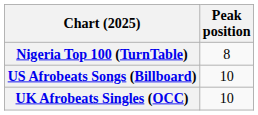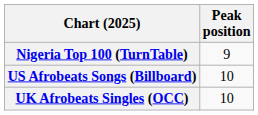(227, 53) 8 -> (227, 53) 9
